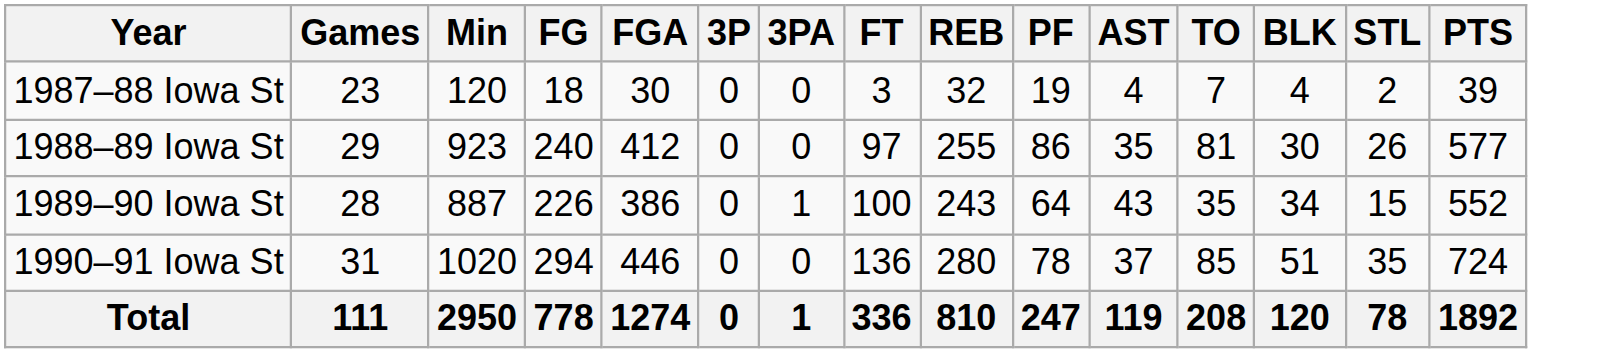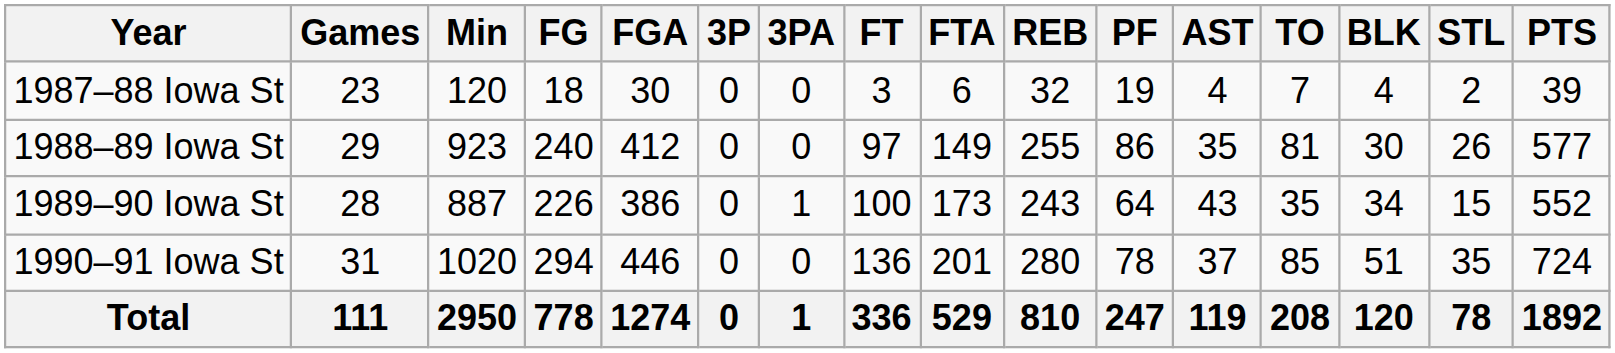+ column: (962, 33)
